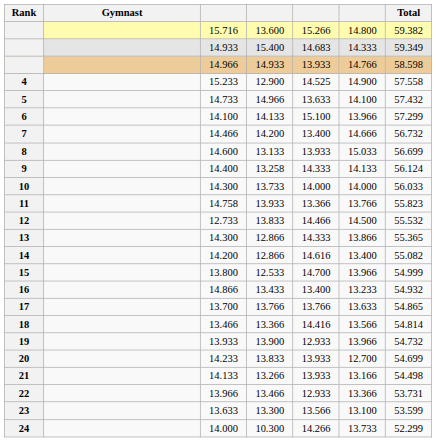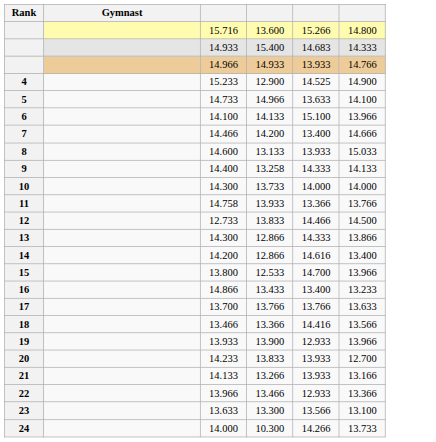- column: (409, 13)
